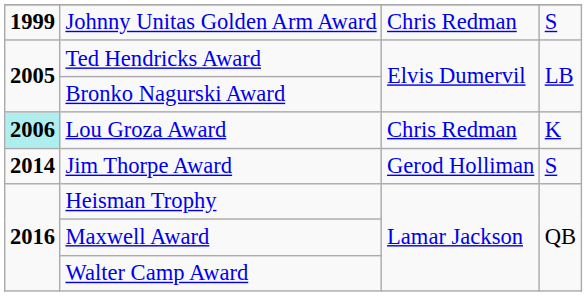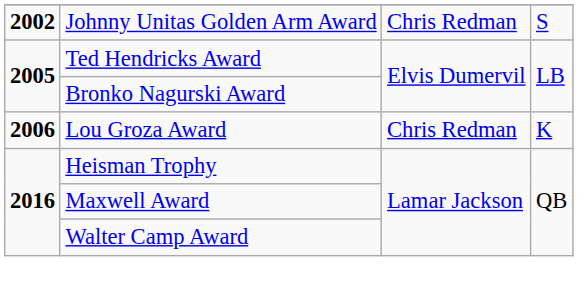(32, 22) 1999 -> (32, 22) 2002
(32, 129) paleturquoise background -> (32, 129) no background
- row: (149, 165)
